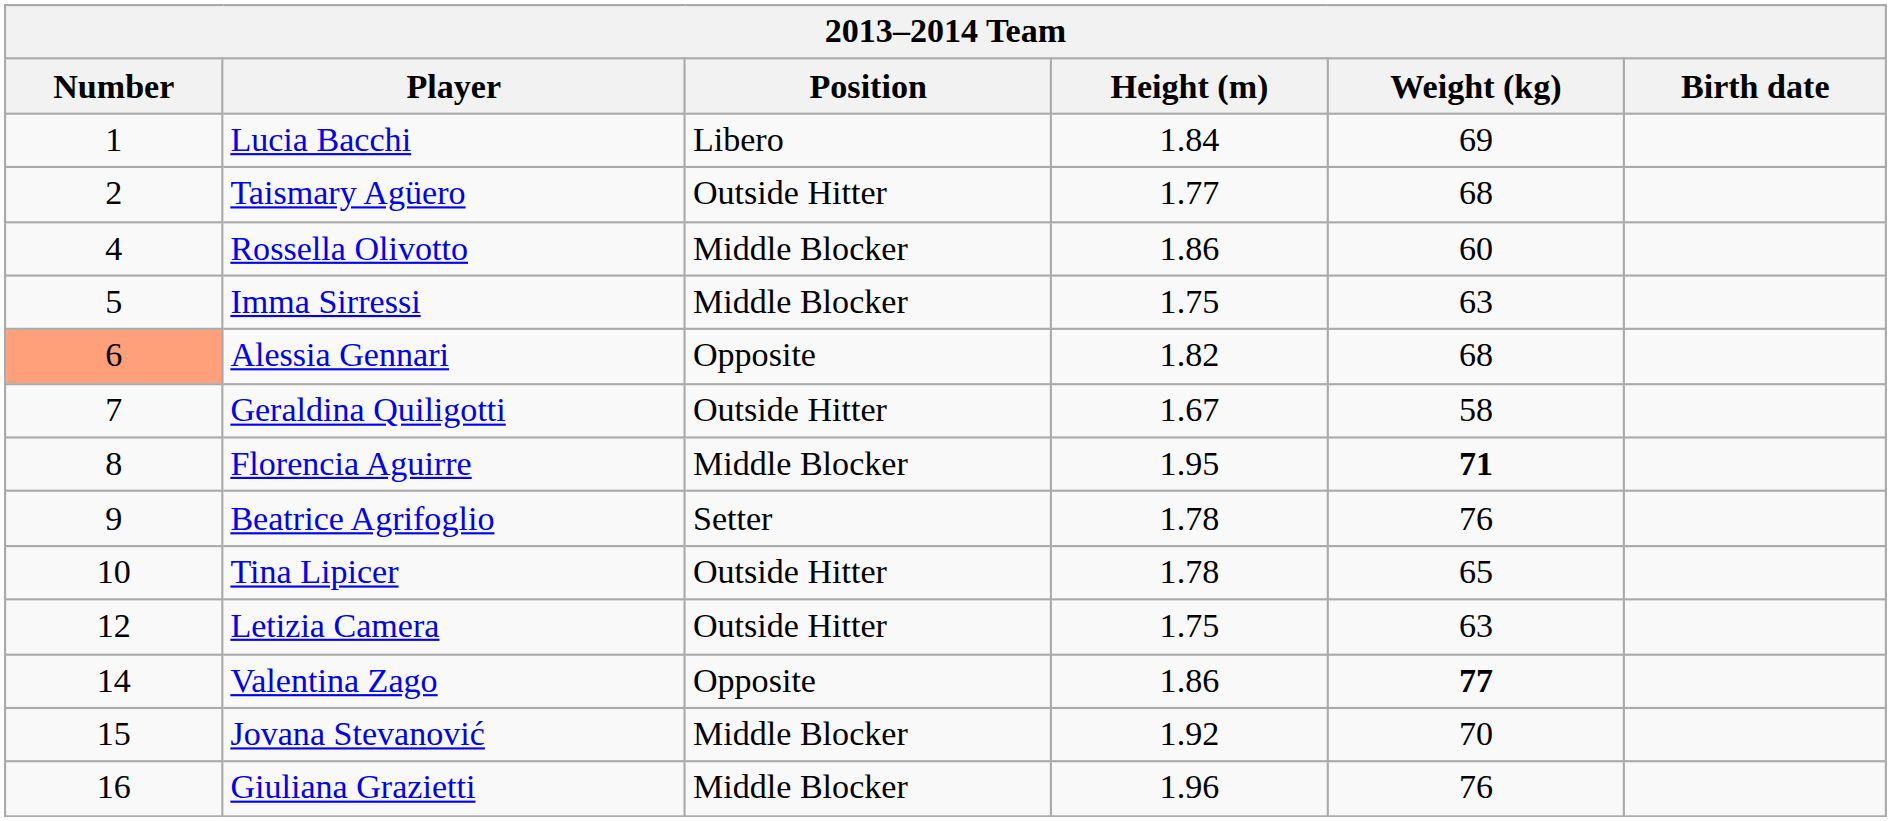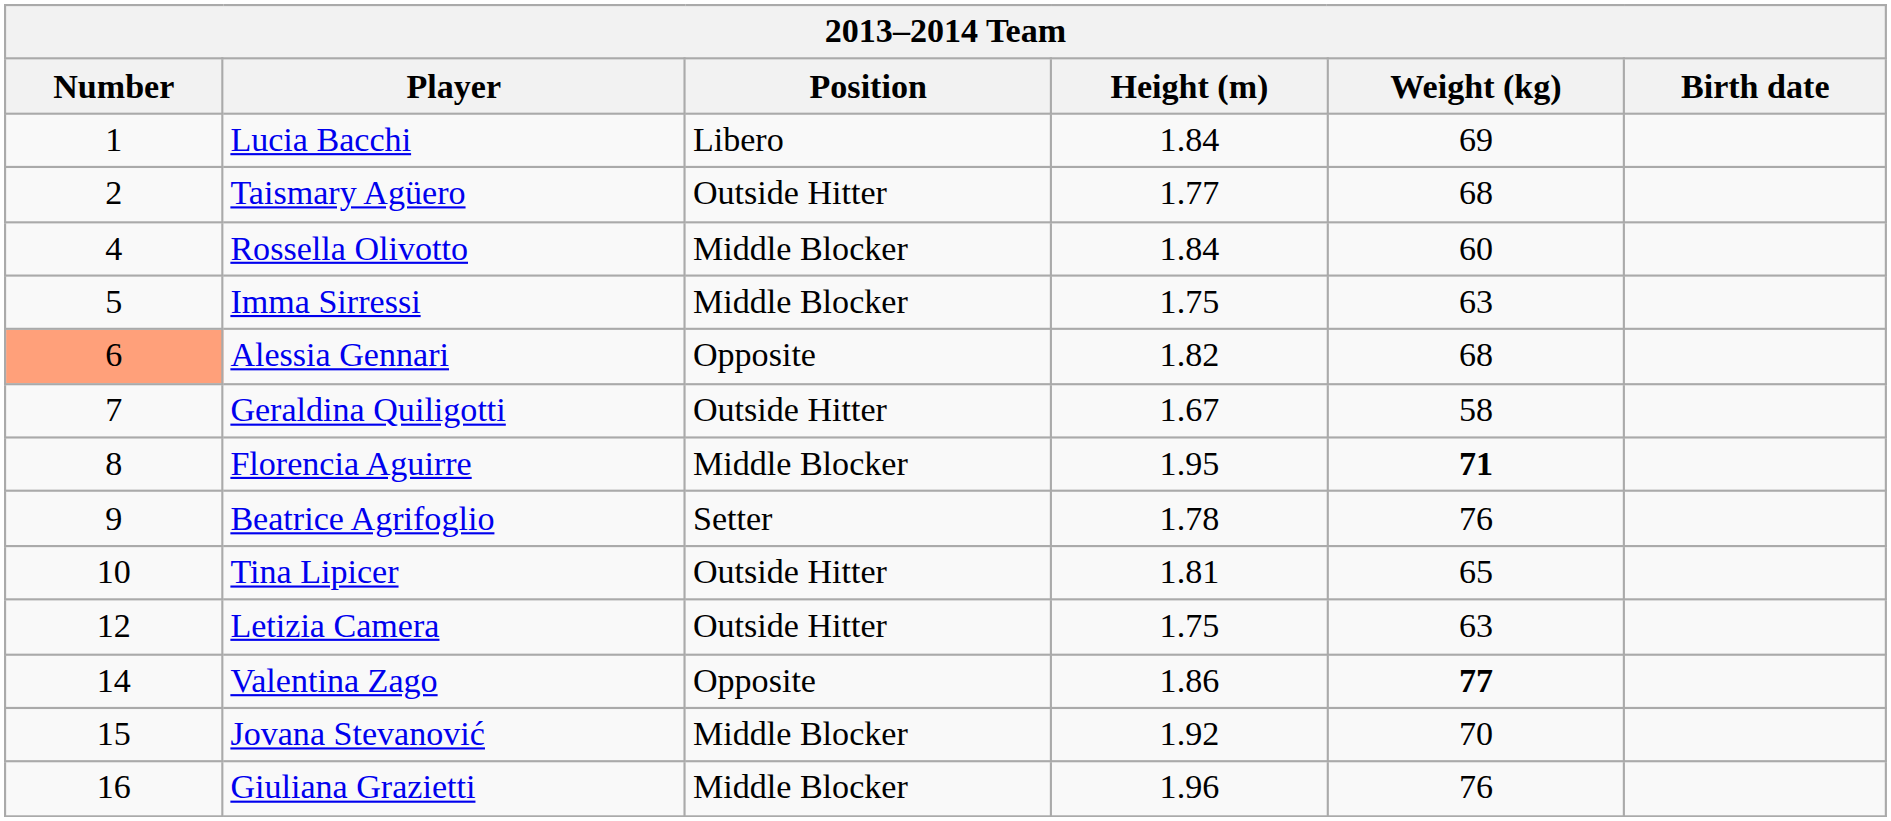(1189, 247) 1.86 -> (1189, 247) 1.84
(1189, 572) 1.78 -> (1189, 572) 1.81
